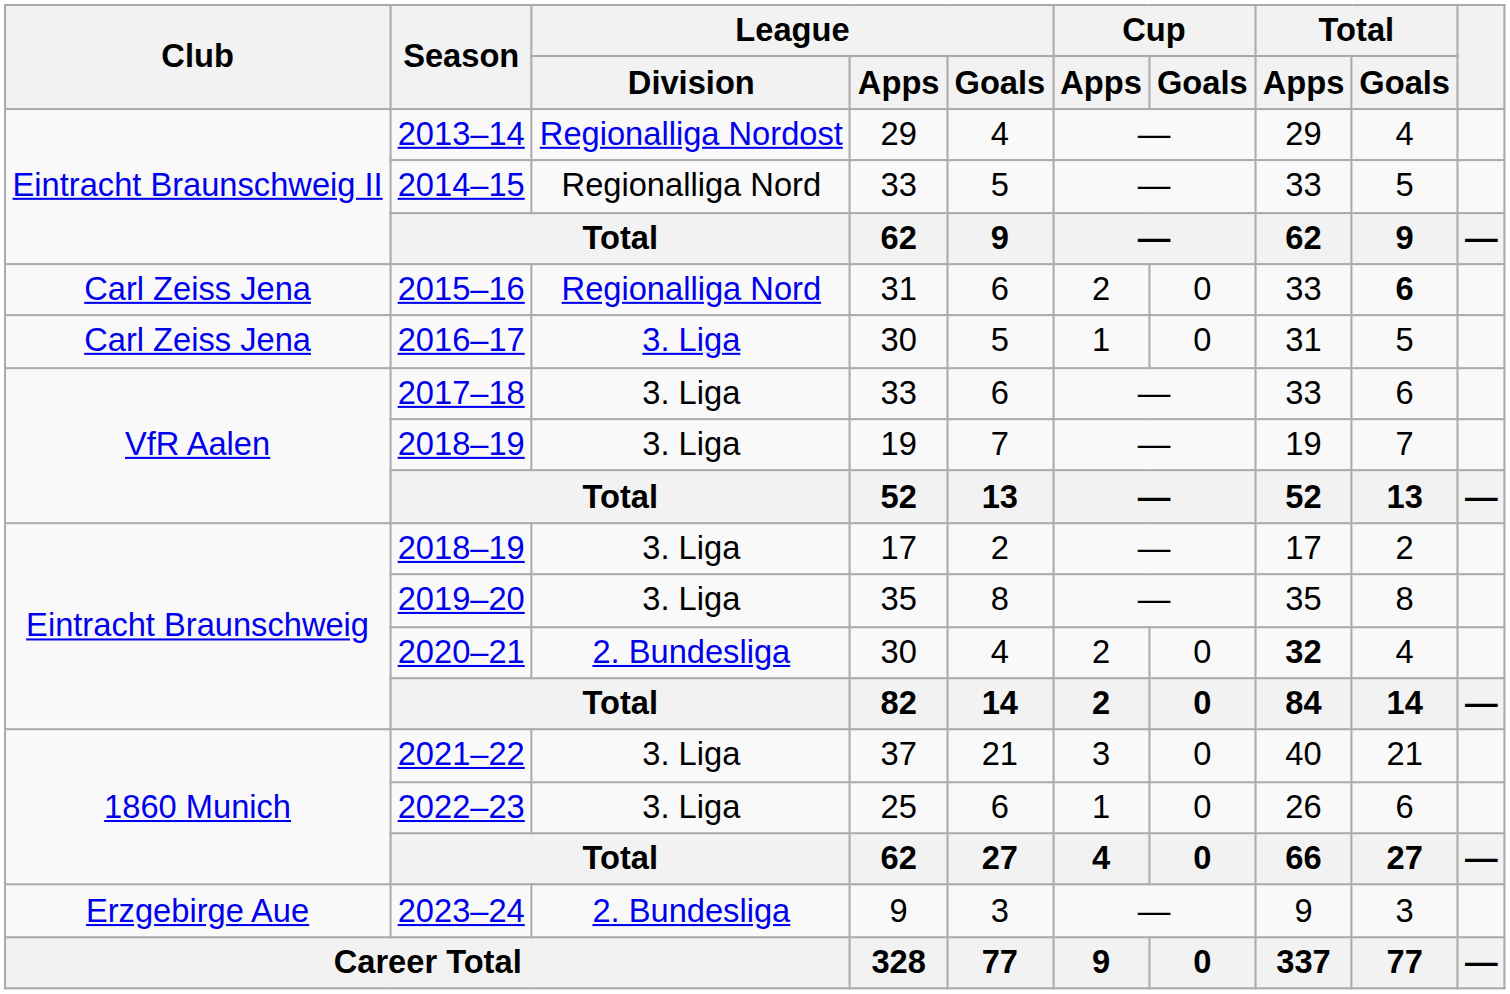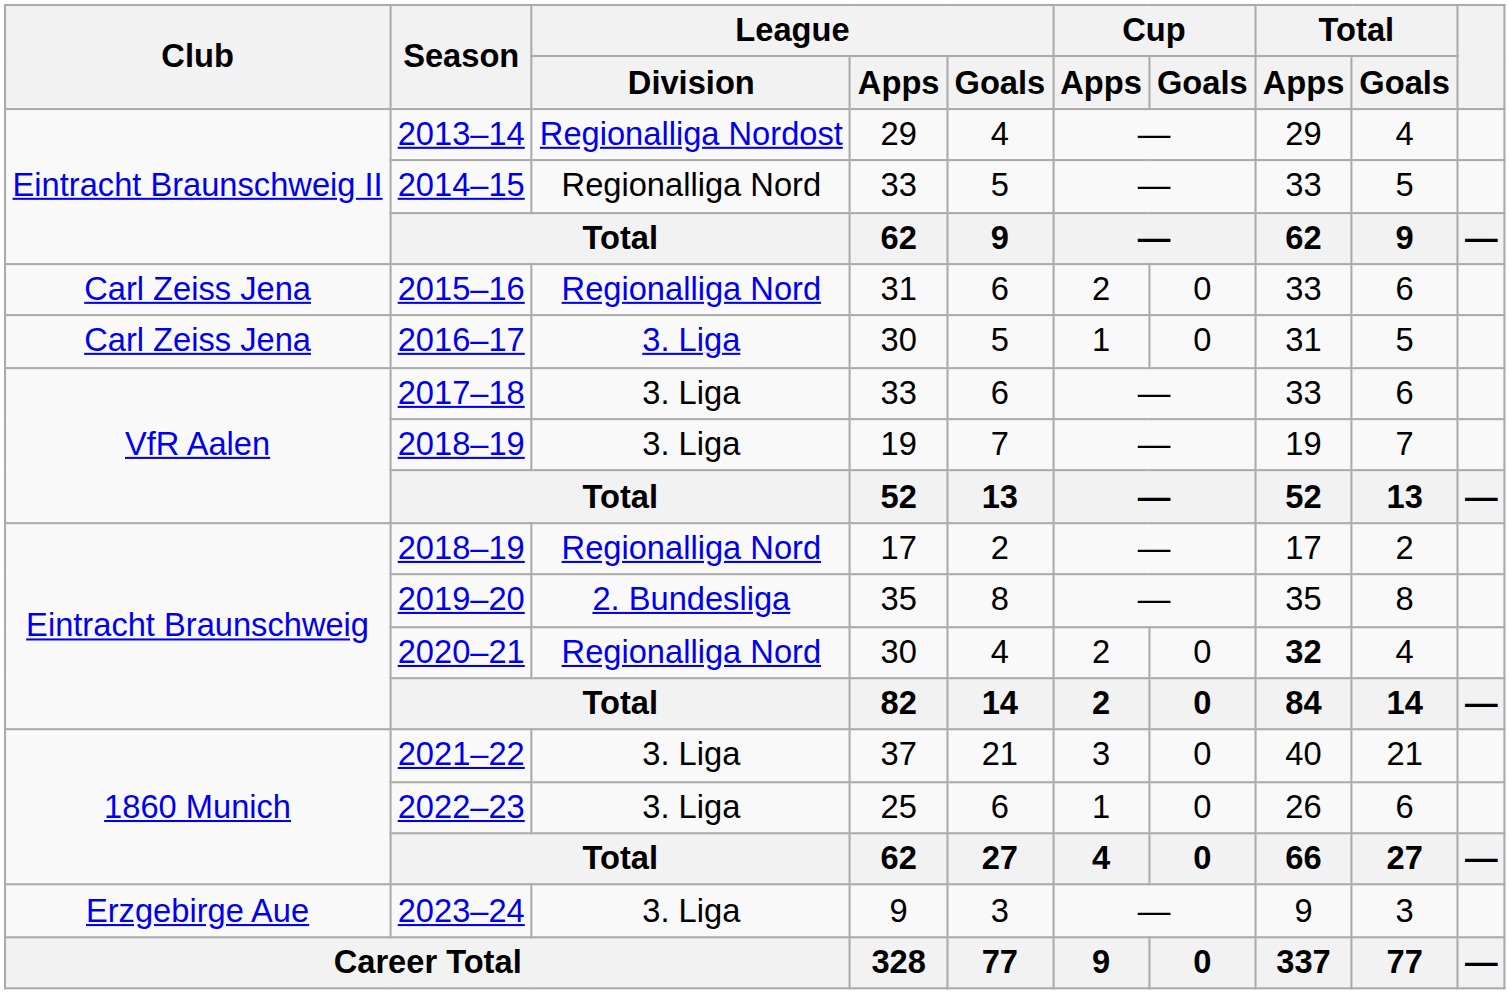(1405, 289) bold -> (1405, 289) normal
(691, 548) 3. Liga -> (691, 548) Regionalliga Nord
(691, 599) 3. Liga -> (691, 599) 2. Bundesliga
(691, 651) 2. Bundesliga -> (691, 651) Regionalliga Nord
(691, 910) 2. Bundesliga -> (691, 910) 3. Liga
